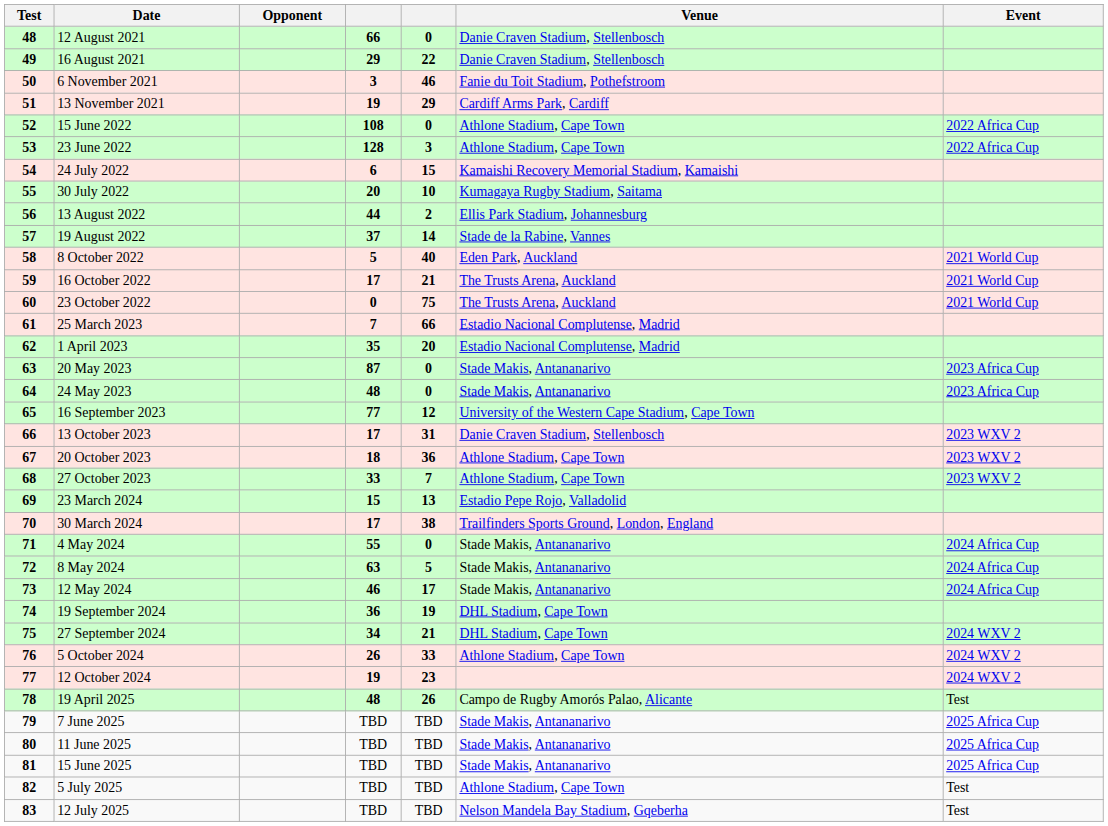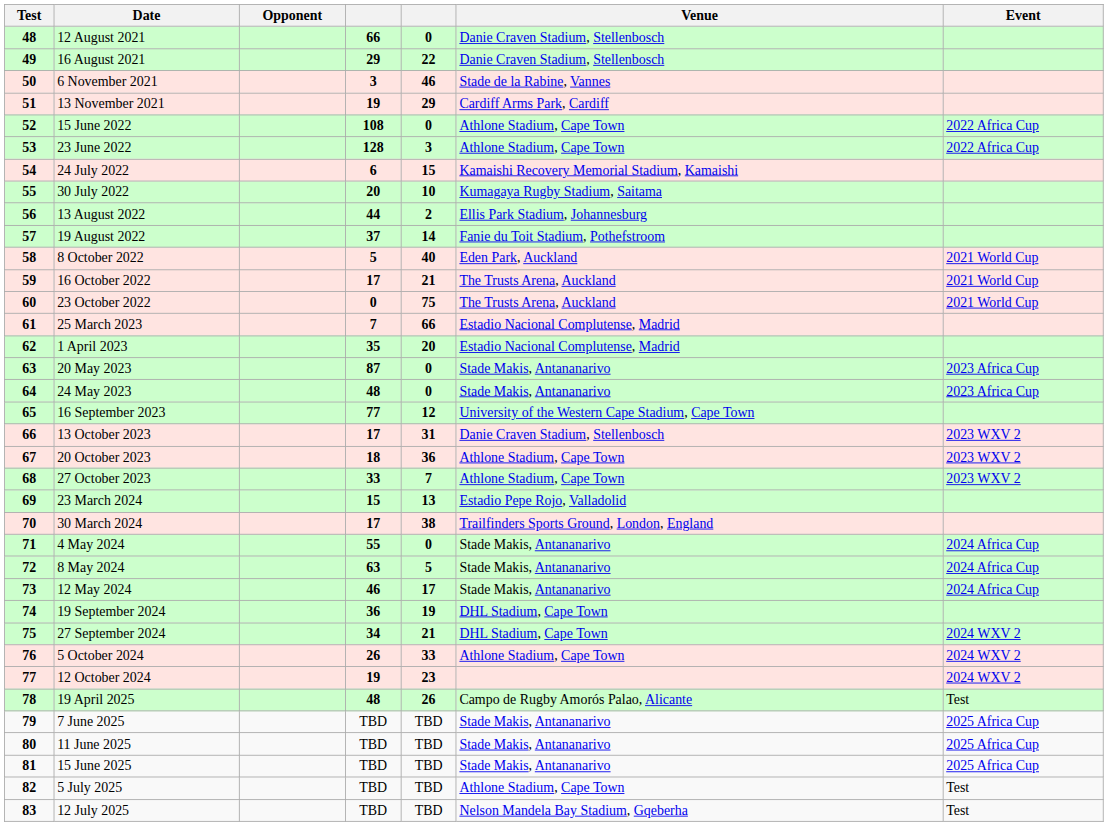(562, 81) Fanie du Toit Stadium, Pothefstroom -> (535, 81) Stade de la Rabine, Vannes
(535, 236) Stade de la Rabine, Vannes -> (562, 236) Fanie du Toit Stadium, Pothefstroom
